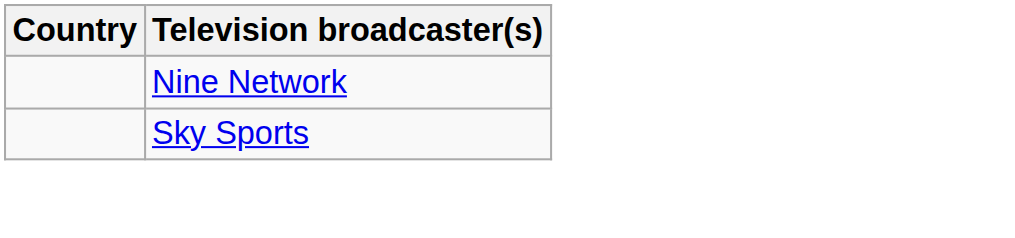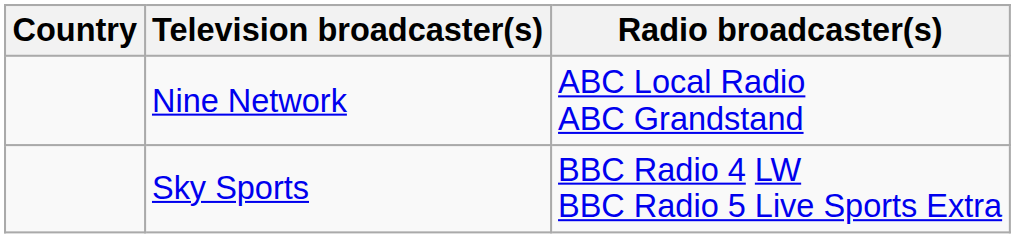+ column: (780, 30)
